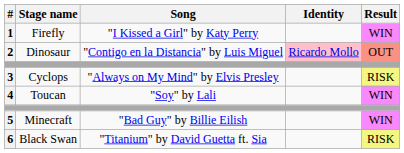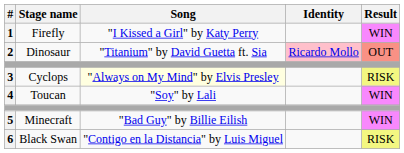(183, 52) "Contigo en la Distancia" by Luis Miguel -> (183, 52) "Titanium" by David Guetta ft. Sia
(183, 76) no background -> (183, 76) lightyellow background
(183, 139) "Titanium" by David Guetta ft. Sia -> (183, 139) "Contigo en la Distancia" by Luis Miguel
